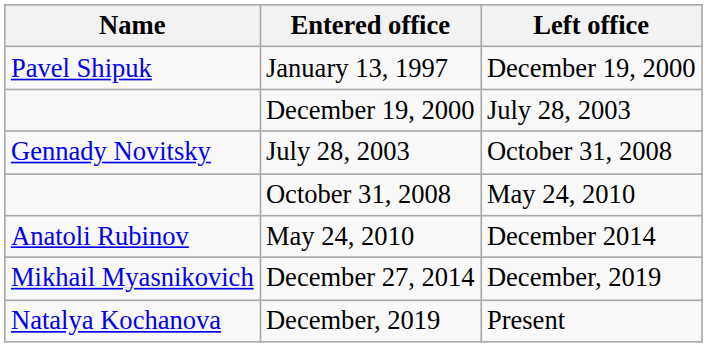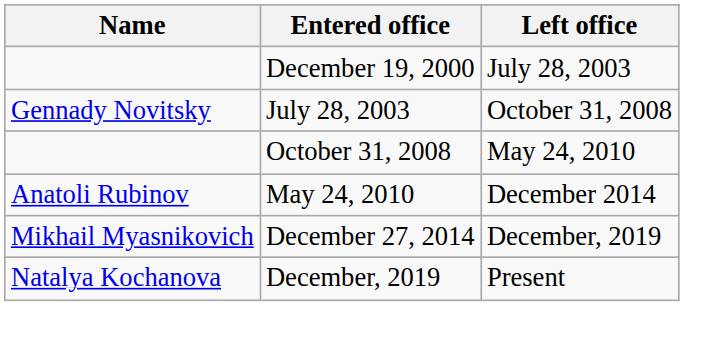- row: (357, 67)
